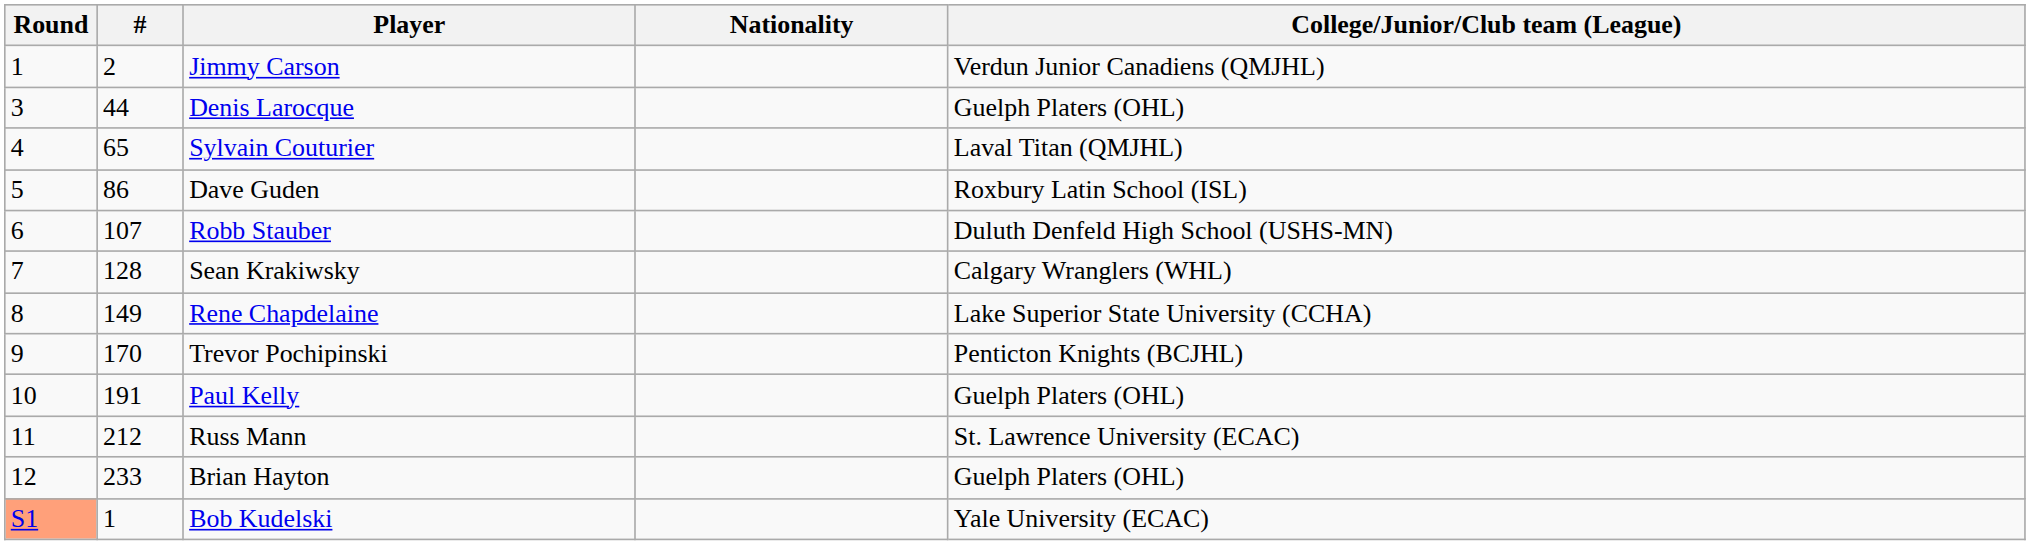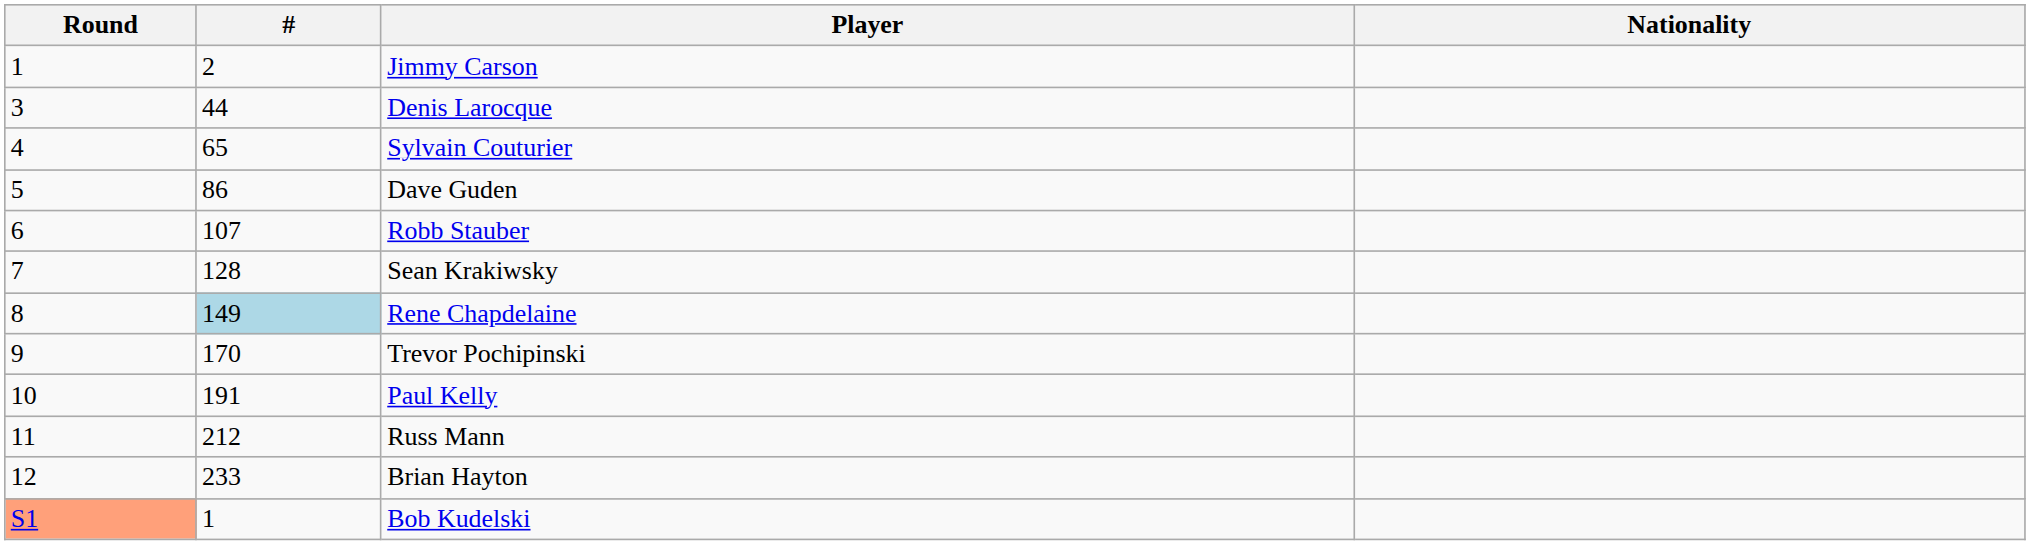- column: (1486, 25)
(122, 312) no background -> (221, 312) lightblue background
